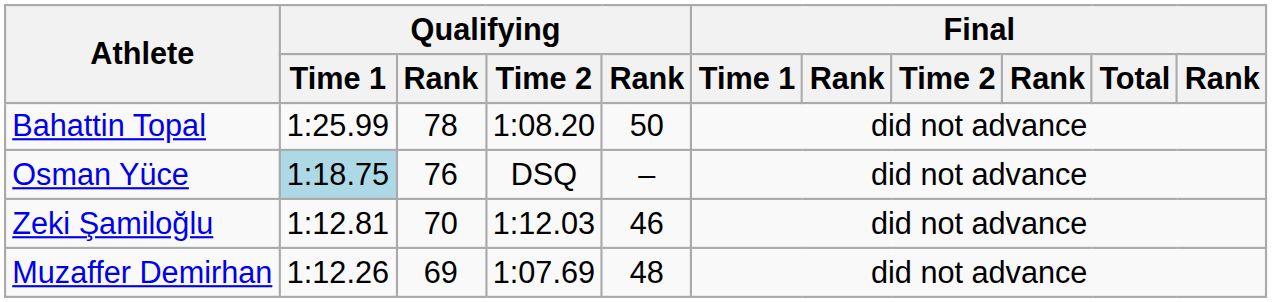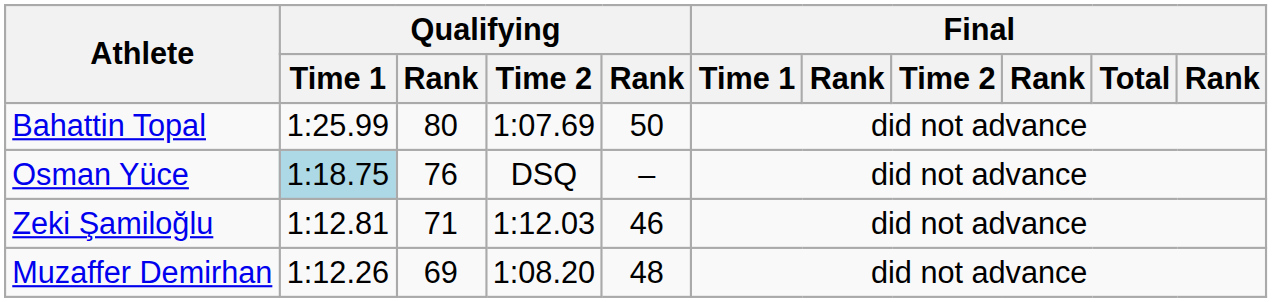(441, 127) 78 -> (441, 127) 80
(544, 127) 1:08.20 -> (544, 127) 1:07.69
(441, 224) 70 -> (441, 224) 71
(544, 272) 1:07.69 -> (544, 272) 1:08.20
